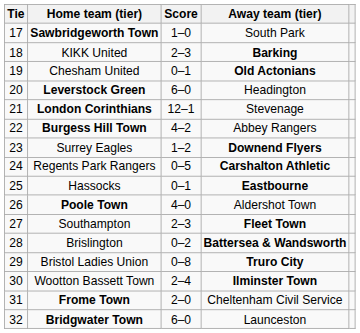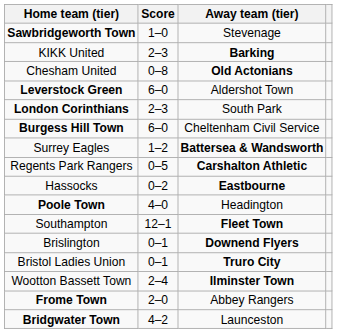- column: (16, 14)
(275, 33) South Park -> (252, 33) Stevenage
(181, 71) 0–1 -> (158, 71) 0–8
(275, 90) Headington -> (252, 90) Aldershot Town
(181, 109) 12–1 -> (158, 109) 2–3
(275, 109) Stevenage -> (252, 109) South Park
(181, 128) 4–2 -> (158, 128) 6–0
(275, 128) Abbey Rangers -> (252, 128) Cheltenham Civil Service
(275, 147) Downend Flyers -> (252, 147) Battersea & Wandsworth
(181, 185) 0–1 -> (158, 185) 0–2
(275, 204) Aldershot Town -> (252, 204) Headington
(181, 223) 2–3 -> (158, 223) 12–1
(181, 243) 0–2 -> (158, 243) 0–1
(275, 243) Battersea & Wandsworth -> (252, 243) Downend Flyers
(181, 262) 0–8 -> (158, 262) 0–1
(275, 300) Cheltenham Civil Service -> (252, 300) Abbey Rangers
(181, 319) 6–0 -> (158, 319) 4–2
